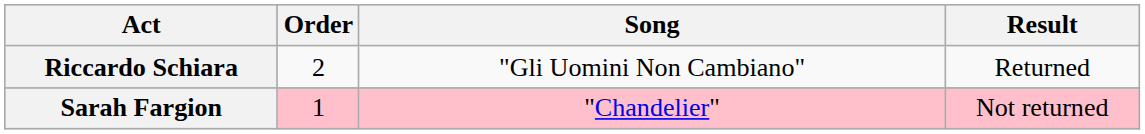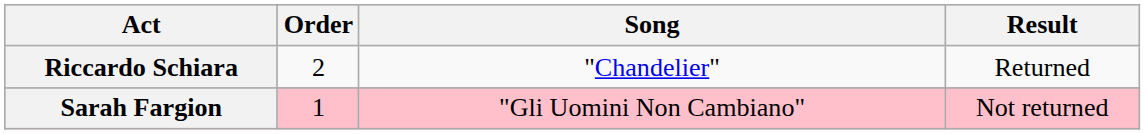(652, 66) "Gli Uomini Non Cambiano" -> (652, 66) "Chandelier"
(652, 107) "Chandelier" -> (652, 107) "Gli Uomini Non Cambiano"
